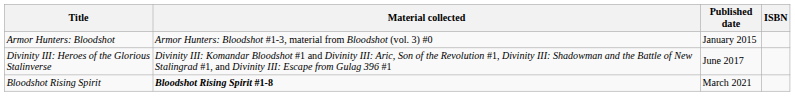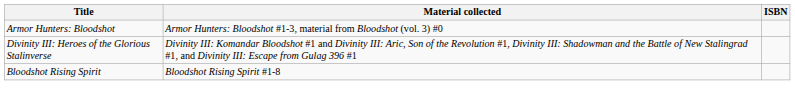- column: (731, 18)
(214, 83) bold -> (223, 71) normal
